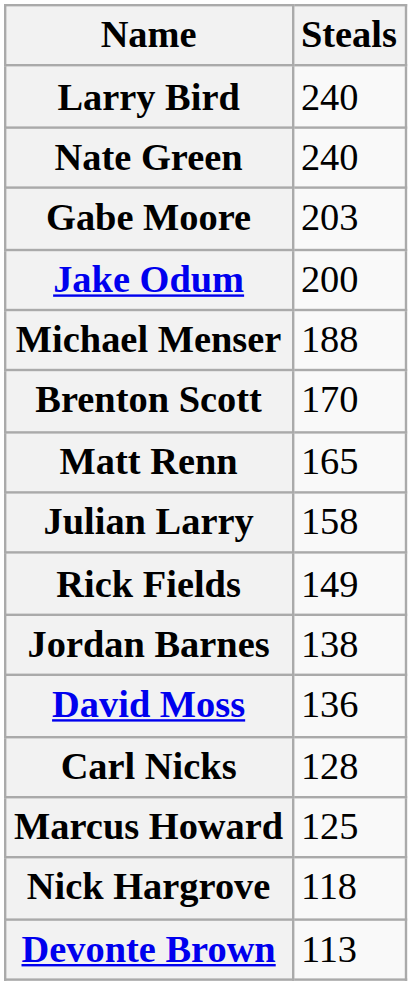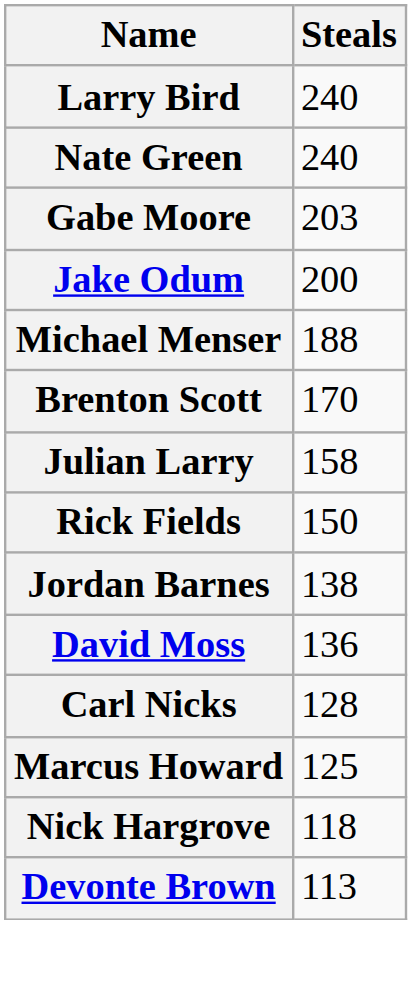- row: (149, 461)
(330, 583) 149 -> (330, 522) 150
